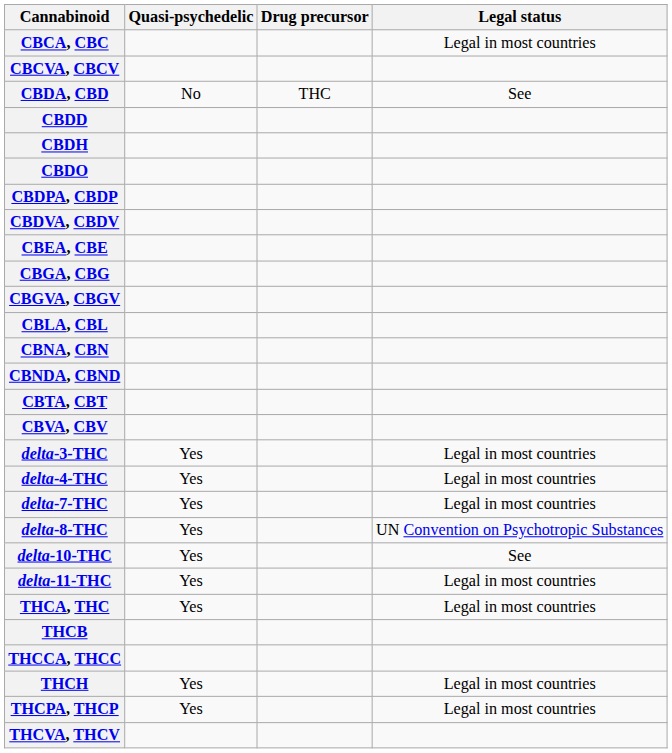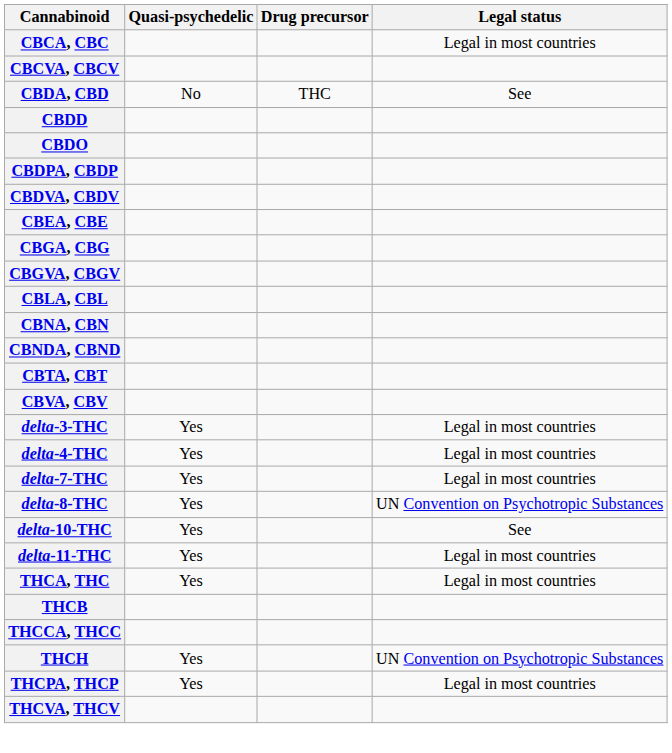- row: (65, 145)
(520, 683) Legal in most countries -> (520, 658) UN Convention on Psychotropic Substances
